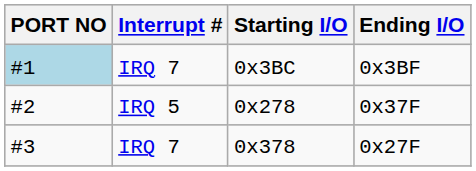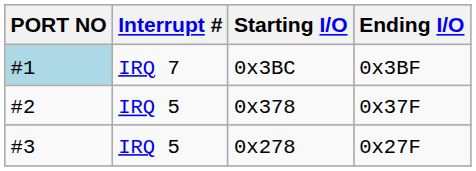(265, 107) 0x278 -> (265, 107) 0x378
(149, 147) IRQ 7 -> (149, 147) IRQ 5
(265, 147) 0x378 -> (265, 147) 0x278
